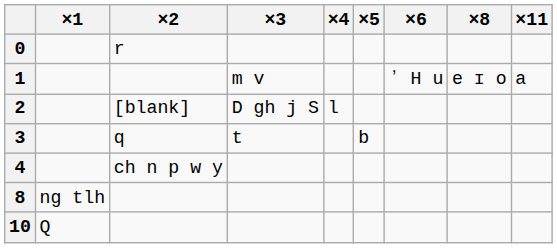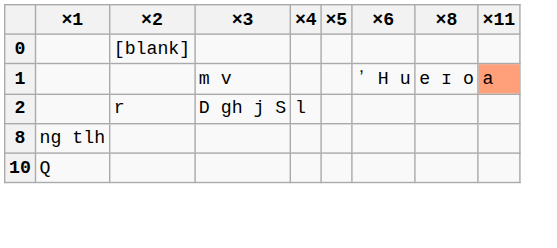(119, 49) r -> (152, 49) [blank]
(521, 79) no background -> (488, 79) lightsalmon background
(152, 109) [blank] -> (119, 109) r
- row: (20, 138)
- row: (20, 168)
